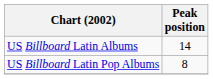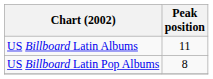(185, 45) 14 -> (185, 45) 11
